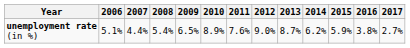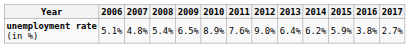(137, 31) 4.4% -> (137, 31) 4.8%
(290, 31) 8.7% -> (290, 31) 6.4%
